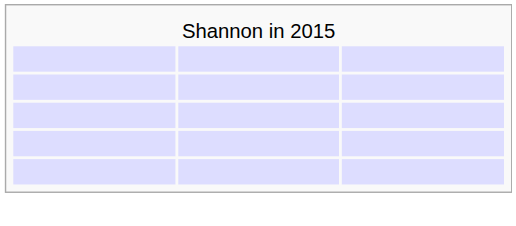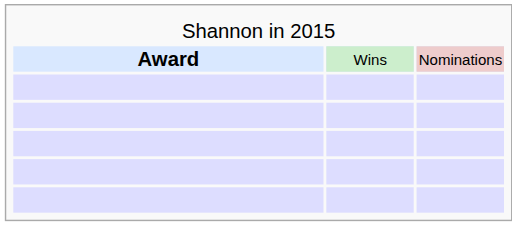+ row: (168, 59)
